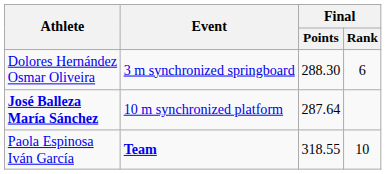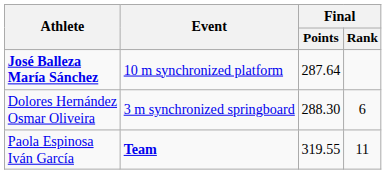rows swapped: (62, 70) <-> (53, 110)
(321, 150) 318.55 -> (321, 150) 319.55
(362, 150) 10 -> (362, 150) 11
